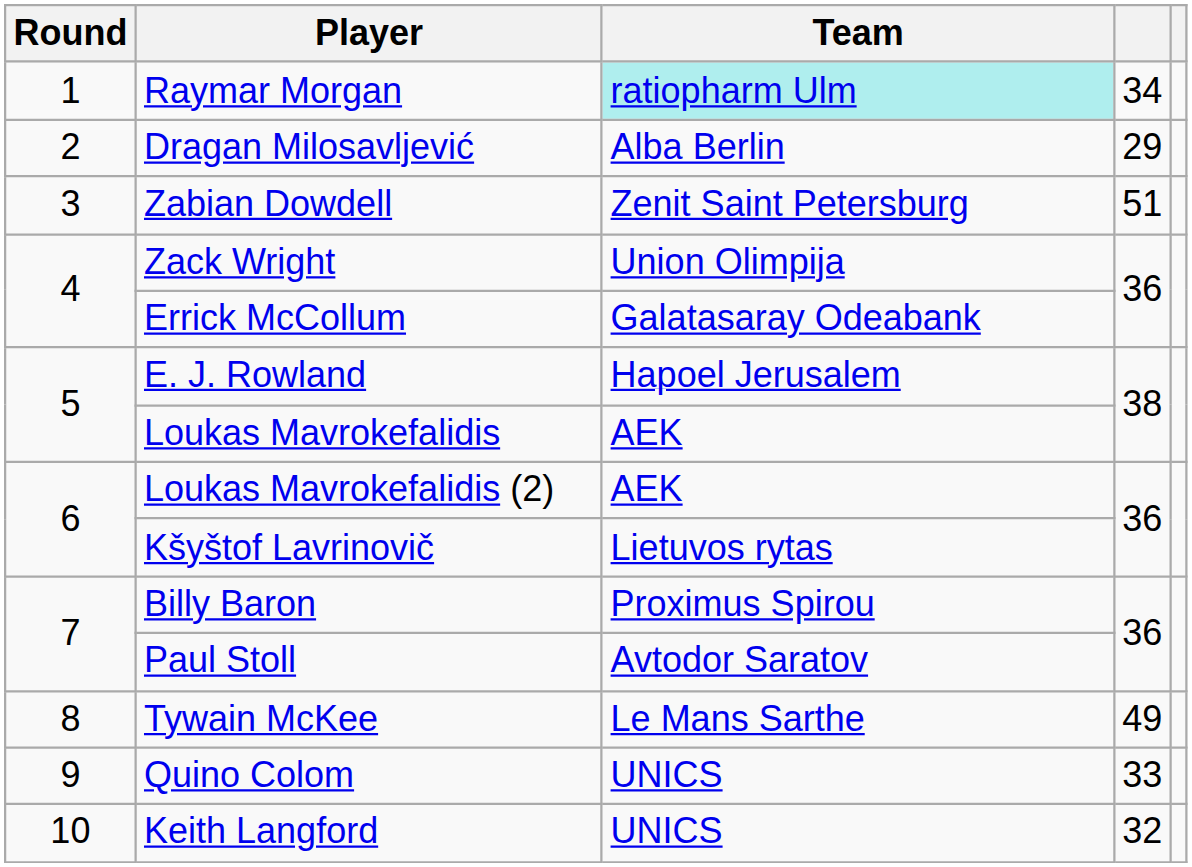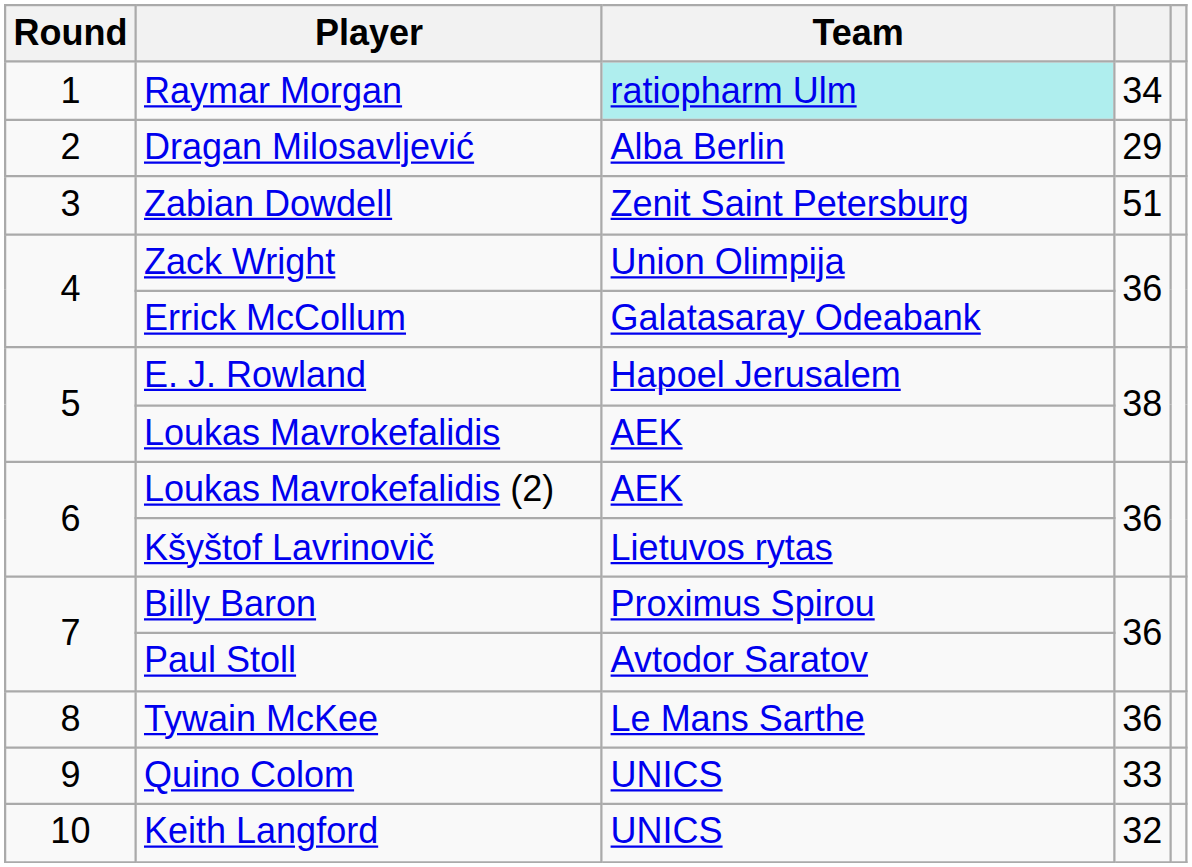(1142, 718) 49 -> (1142, 718) 36
